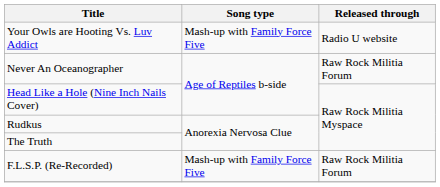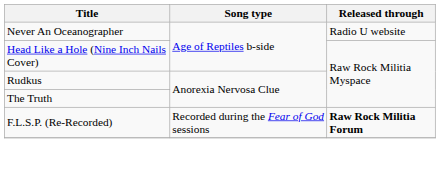- row: (80, 37)
(362, 68) Raw Rock Militia Forum -> (367, 31) Radio U website
(248, 166) Mash-up with Family Force Five -> (248, 122) Recorded during the Fear of God sessions
(362, 166) normal -> (372, 122) bold
